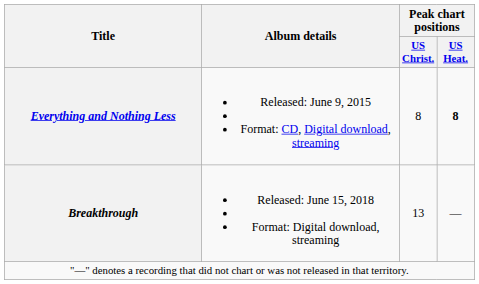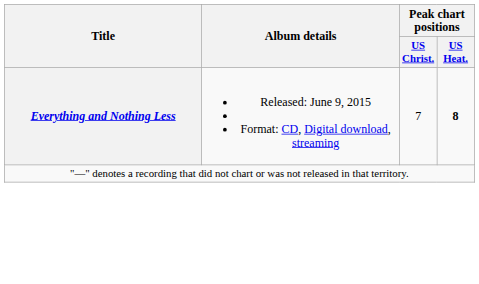(418, 116) 8 -> (418, 116) 7
- row: (103, 213)
